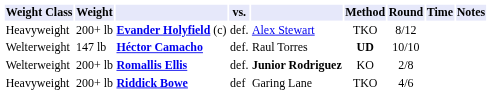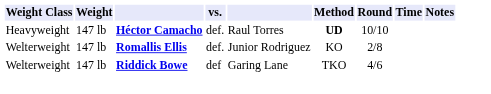- row: (172, 30)
(38, 47) Welterweight -> (38, 30) Heavyweight
(94, 65) 200+ lb -> (91, 47) 147 lb
(297, 65) bold -> (269, 47) normal
(38, 83) Heavyweight -> (38, 65) Welterweight
(94, 83) 200+ lb -> (91, 65) 147 lb
